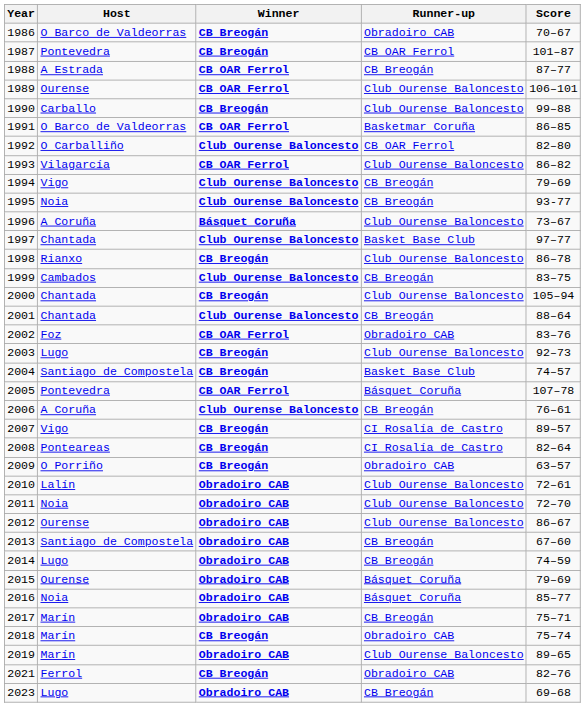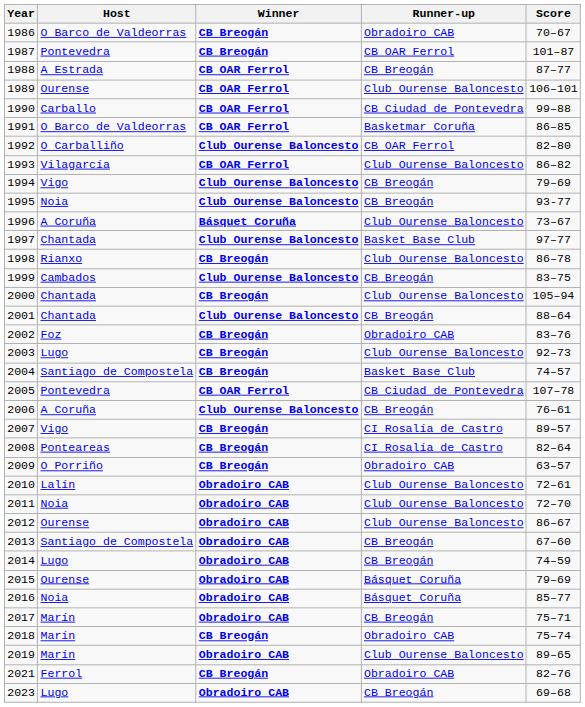(233, 108) CB Breogán -> (244, 108) CB OAR Ferrol
(444, 108) Club Ourense Baloncesto -> (444, 108) CB Ciudad de Pontevedra
(244, 334) CB OAR Ferrol -> (233, 334) CB Breogán
(413, 391) Básquet Coruña -> (444, 391) CB Ciudad de Pontevedra
